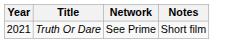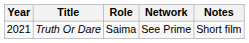+ column: (121, 13)
